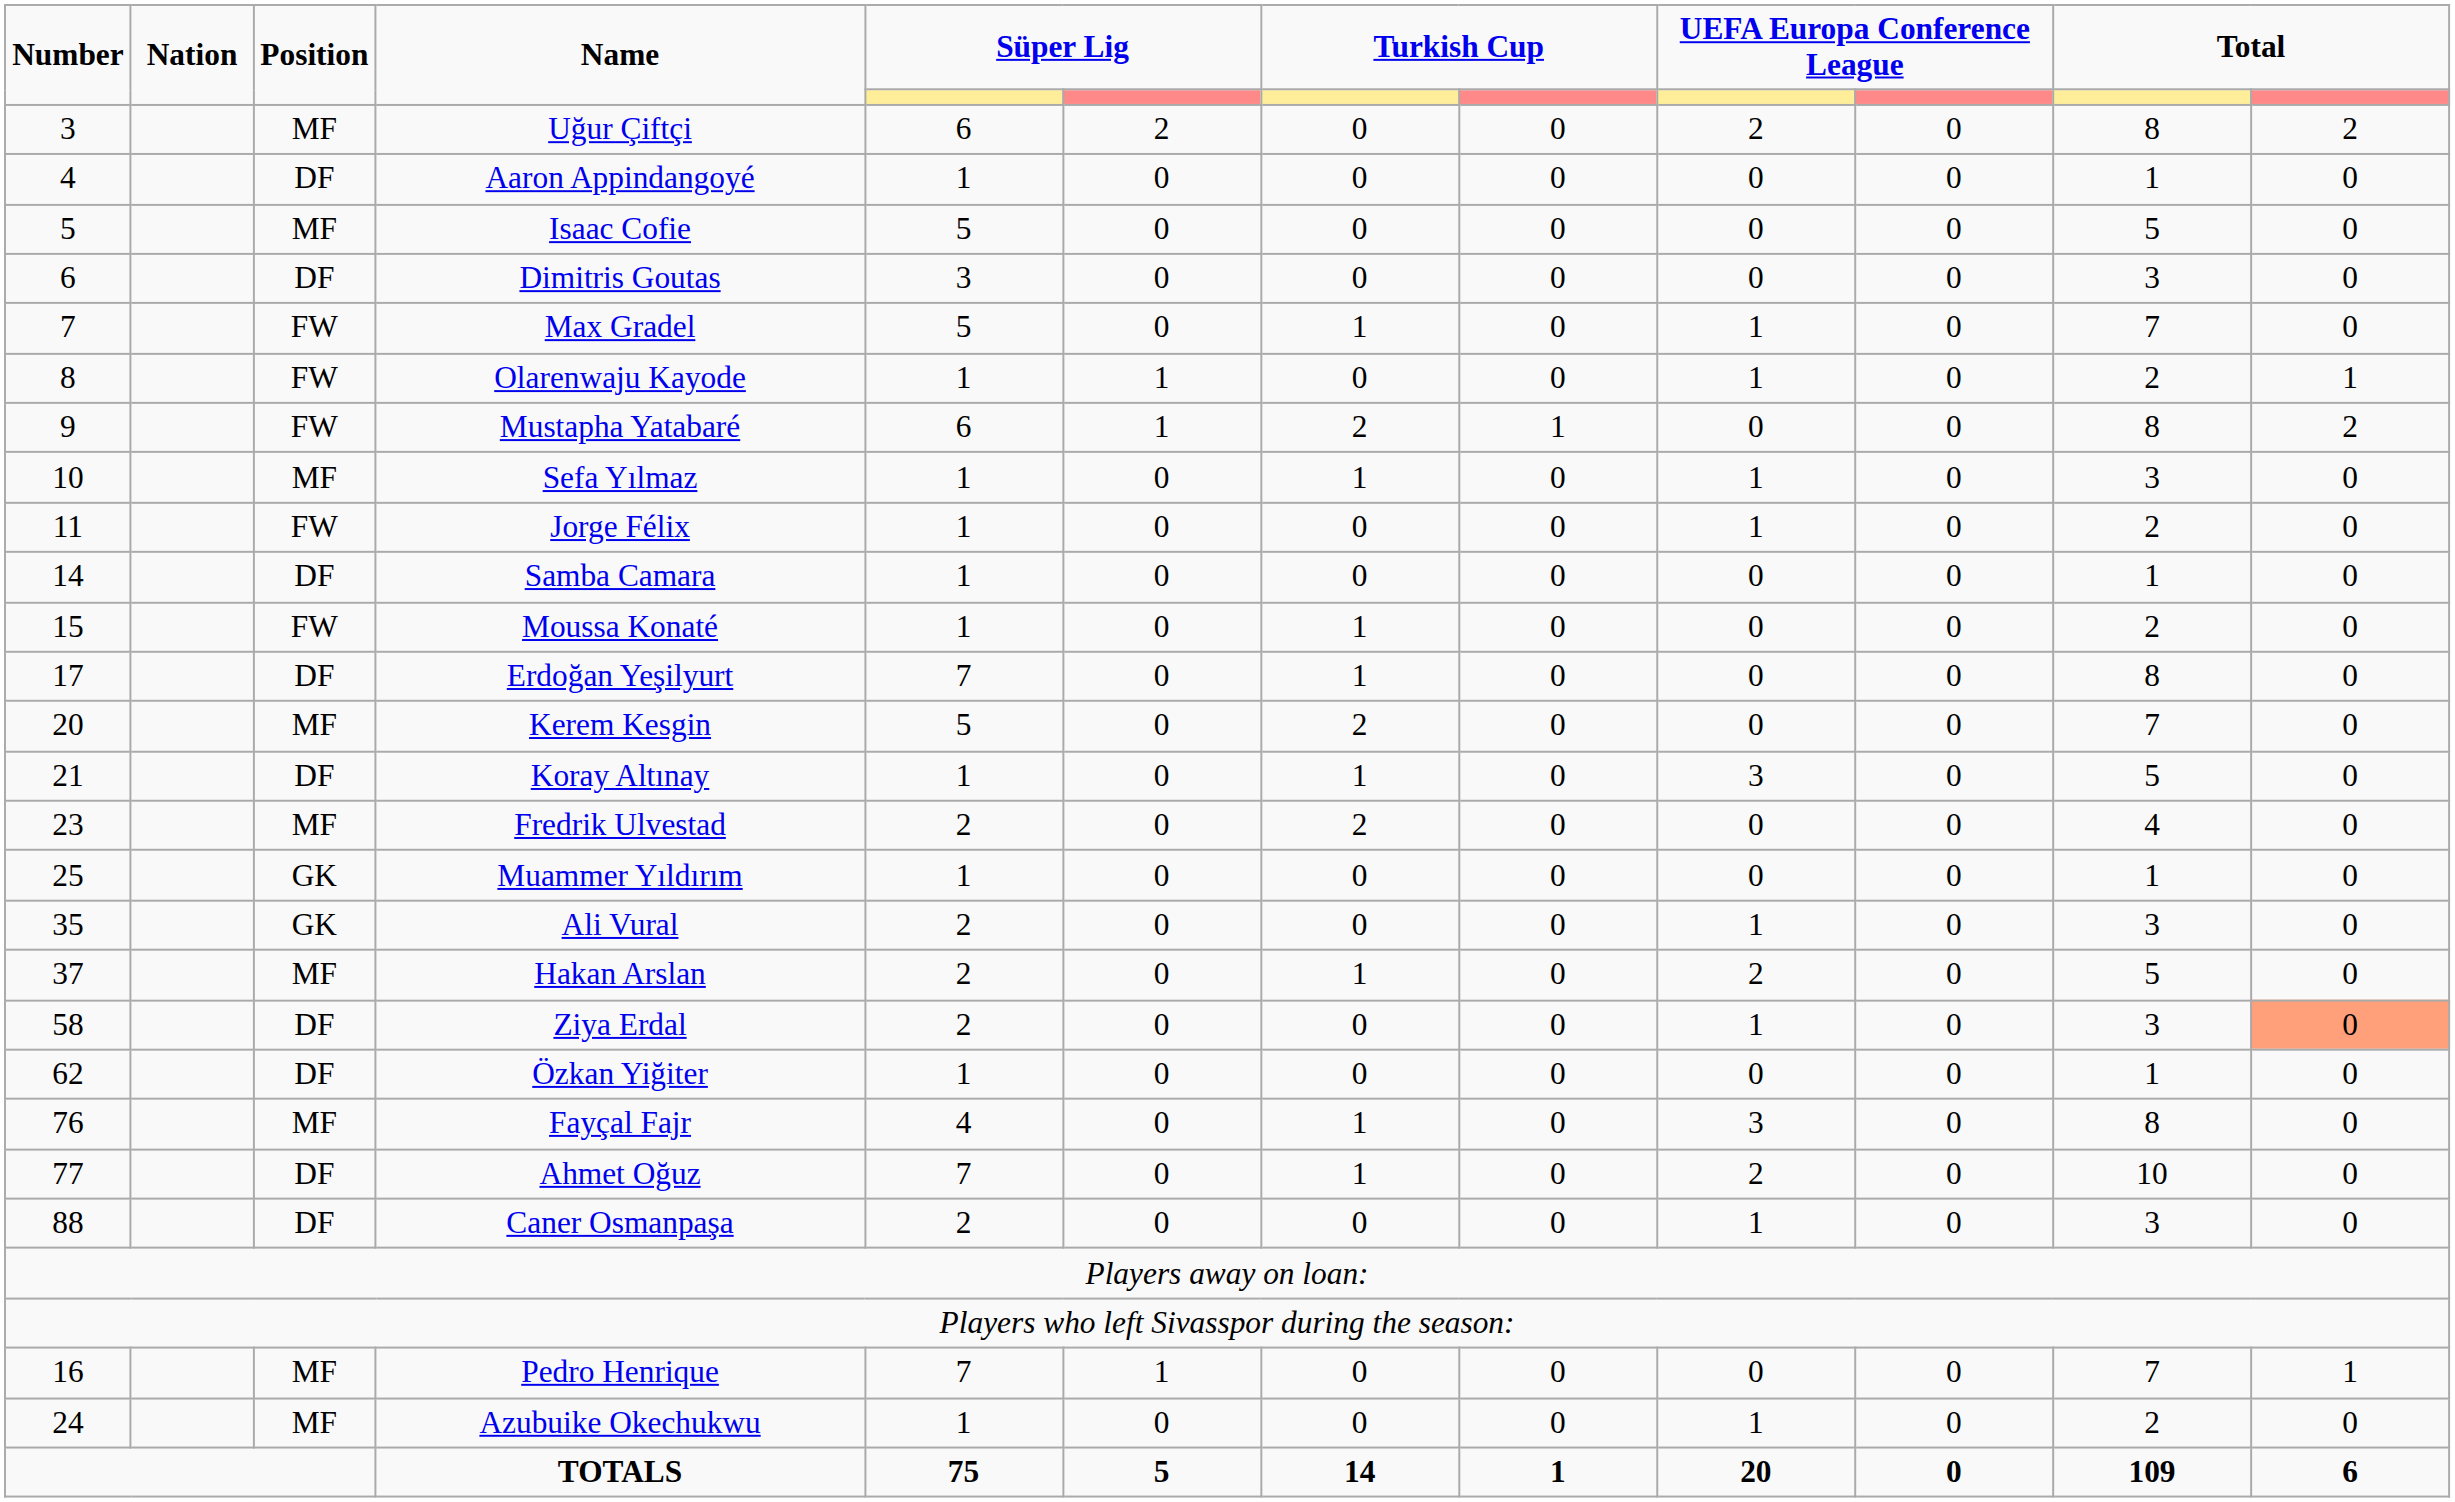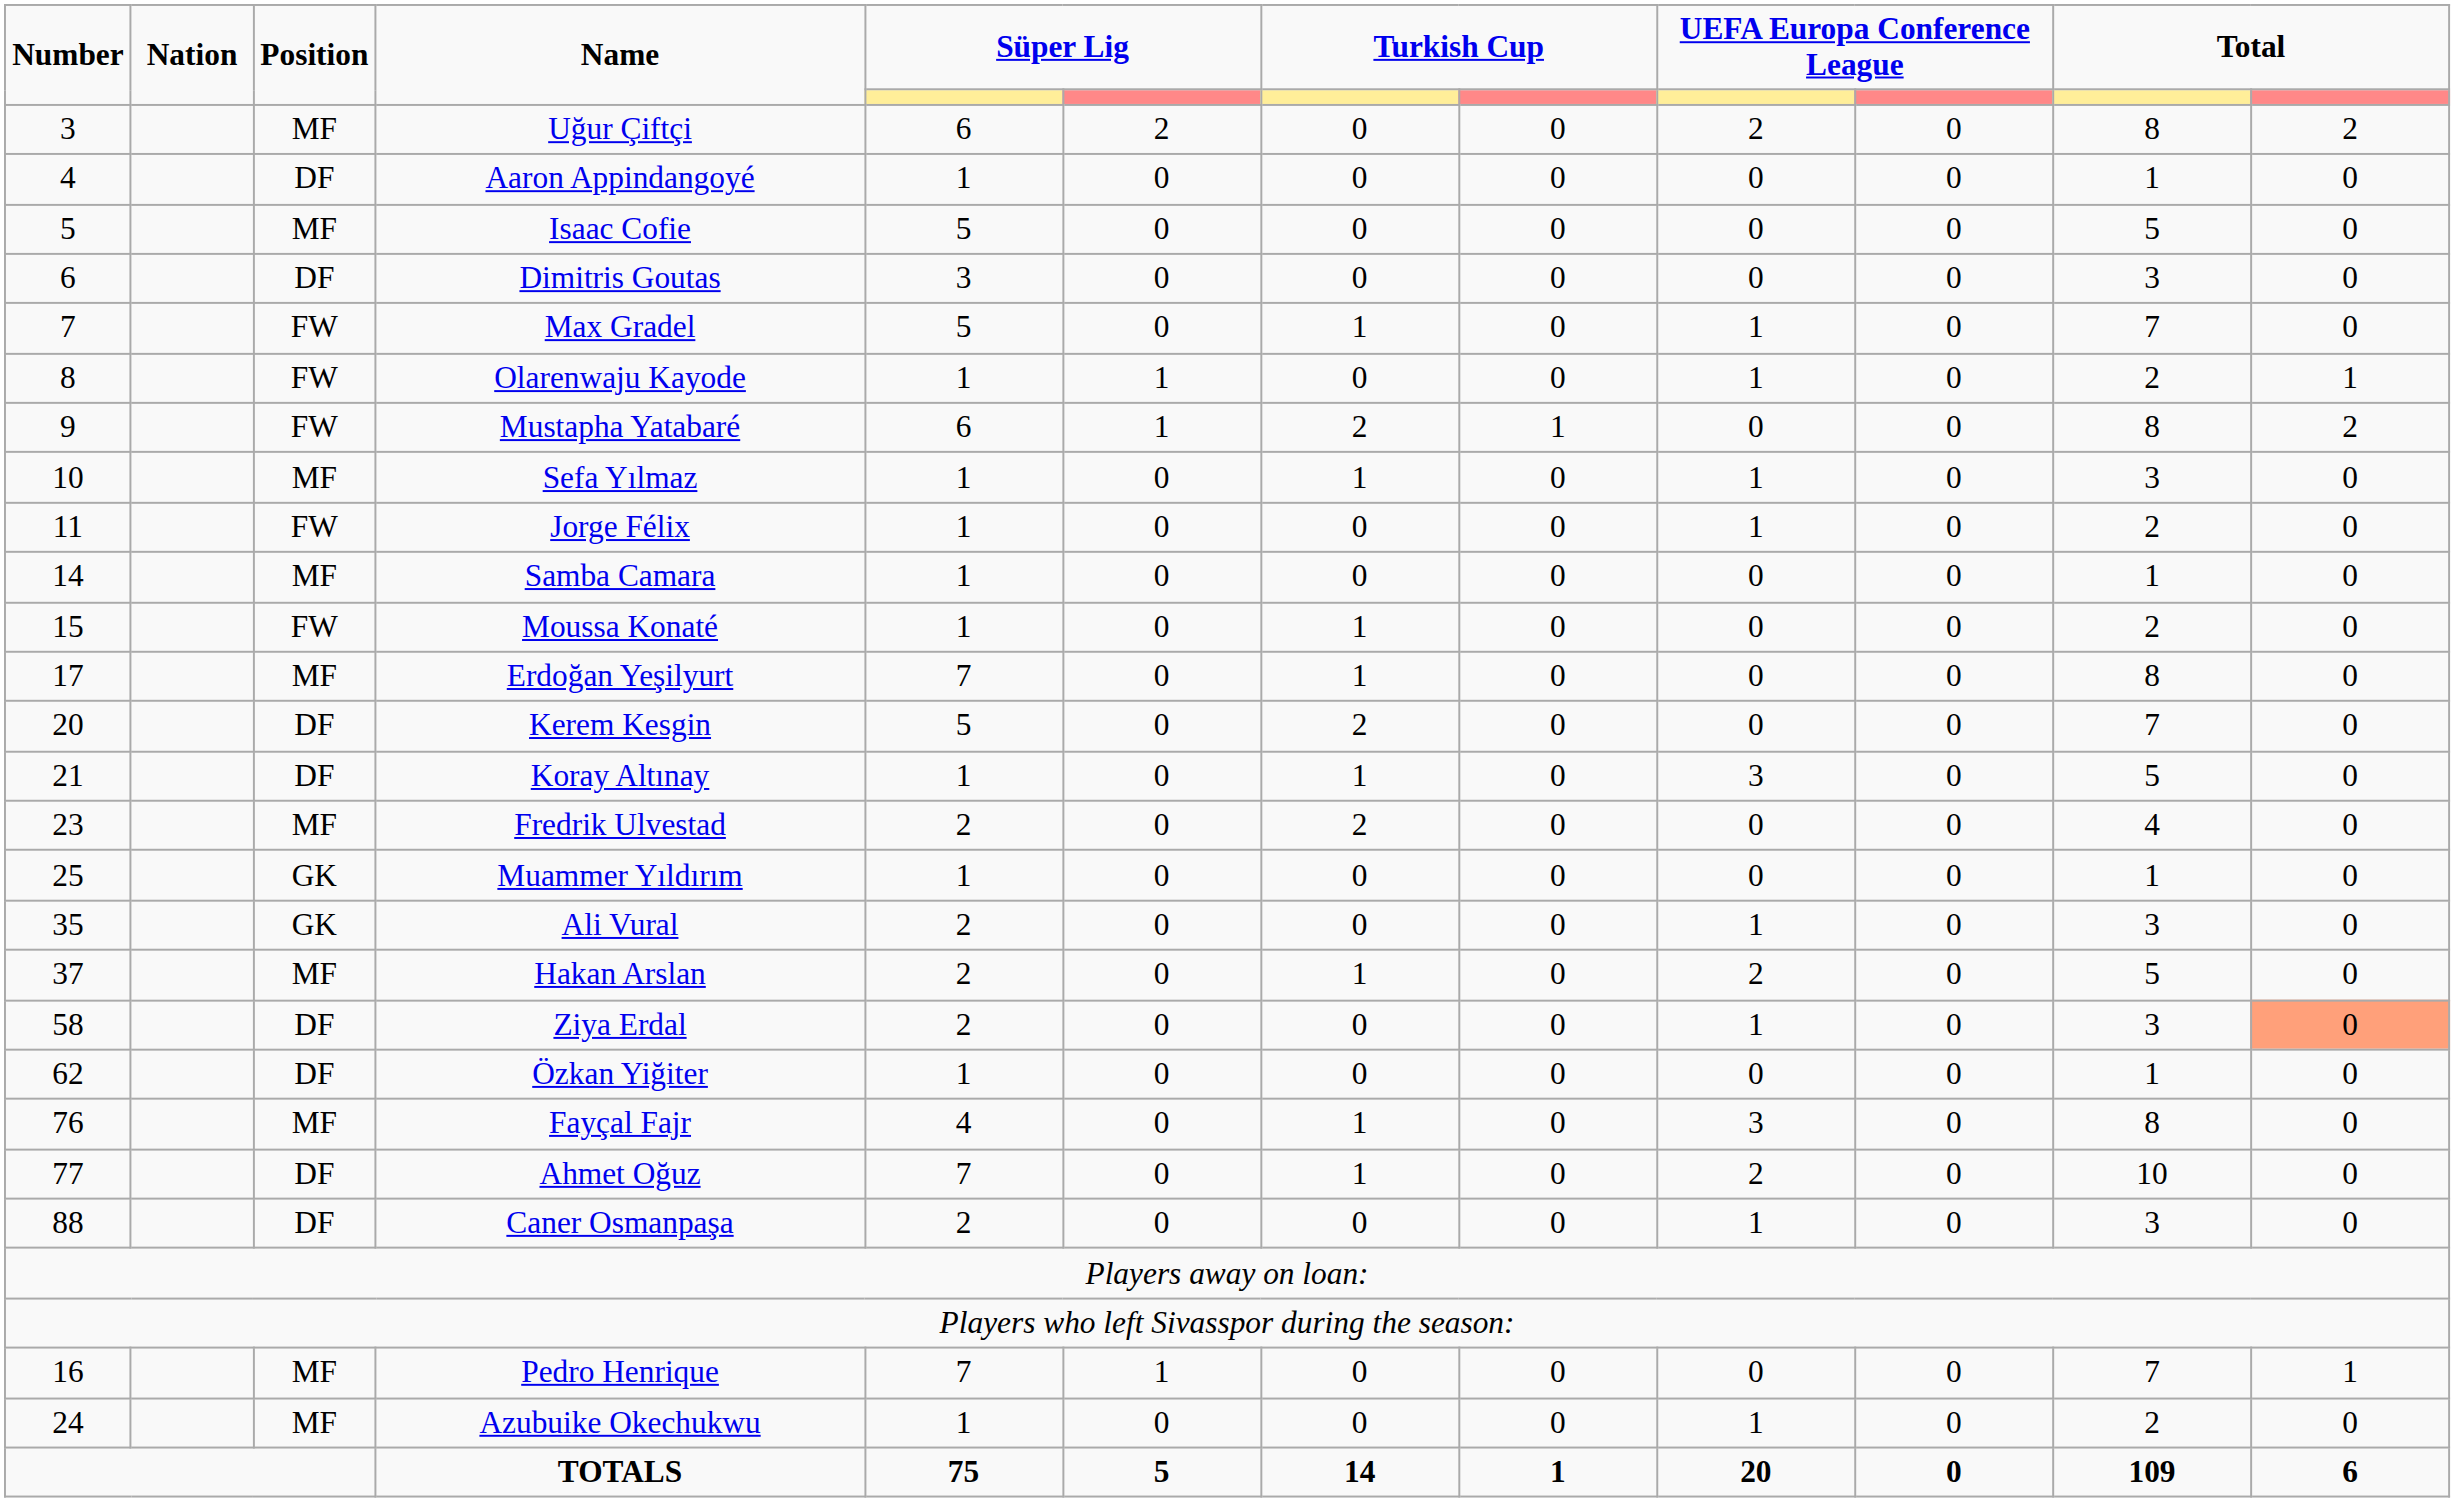(314, 576) DF -> (314, 576) MF
(314, 675) DF -> (314, 675) MF
(314, 725) MF -> (314, 725) DF
